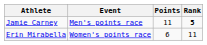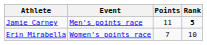(167, 34) 6 -> (167, 34) 7
(192, 34) 11 -> (192, 34) 10
